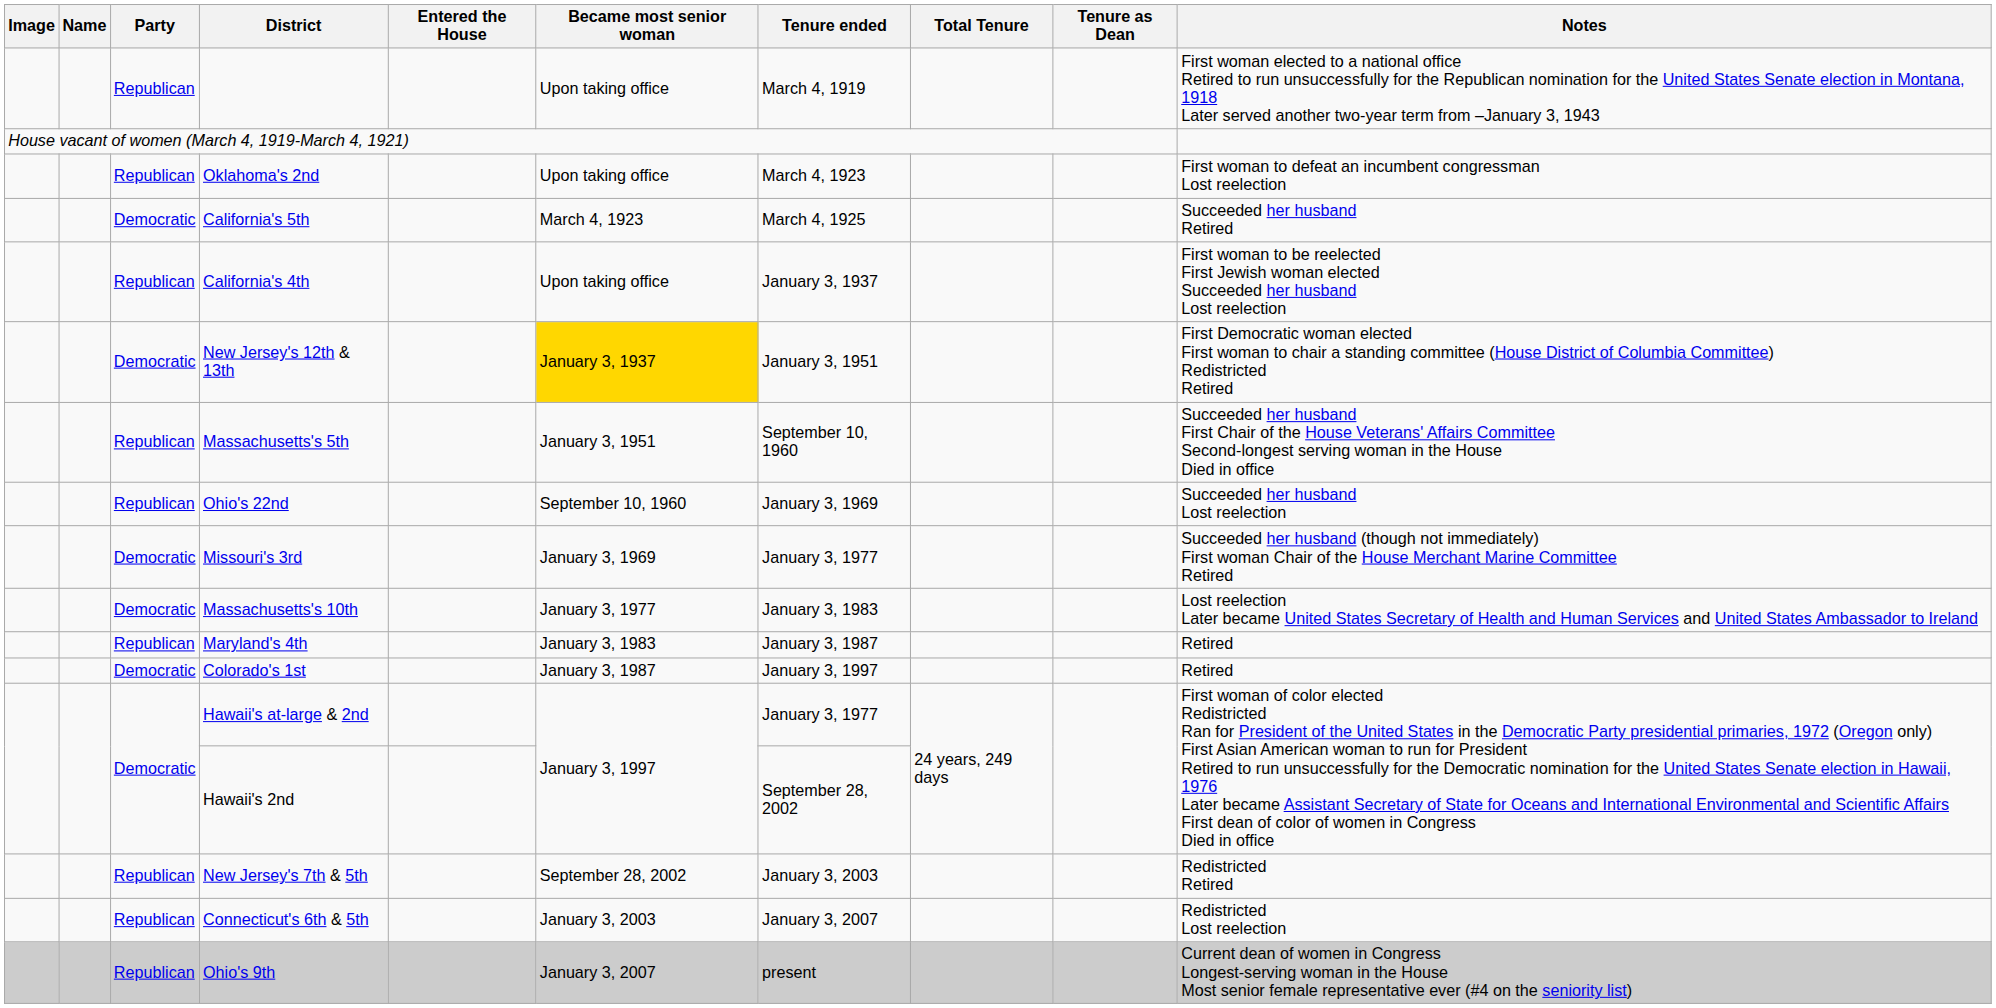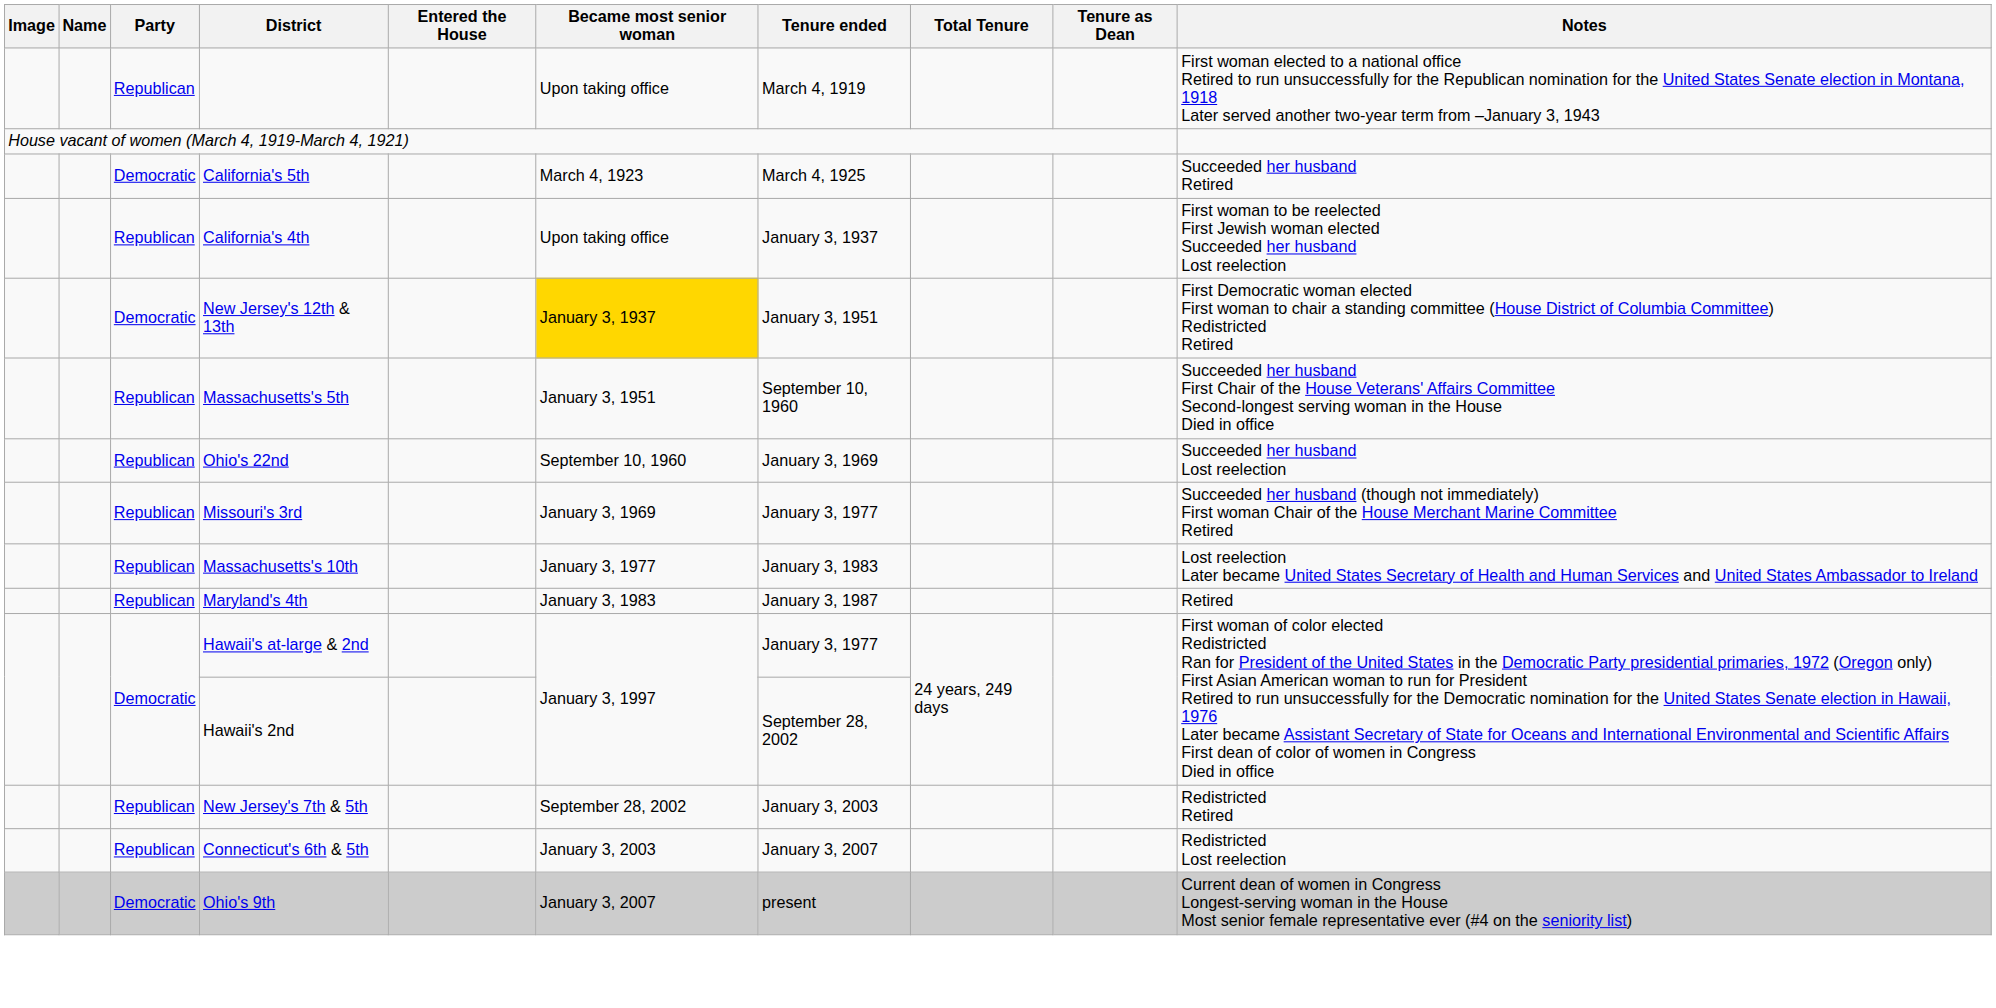- row: (261, 176)
(155, 557) Democratic -> (154, 513) Republican
(155, 609) Democratic -> (154, 566) Republican
- row: (254, 670)
(154, 972) Republican -> (155, 903) Democratic
